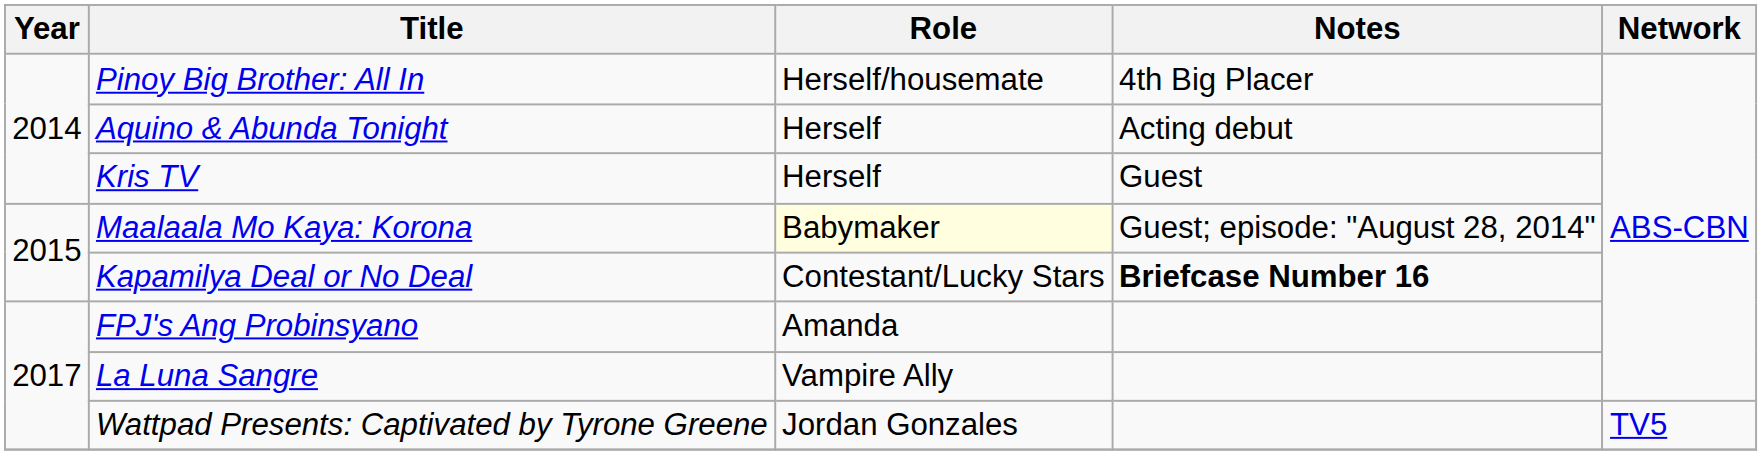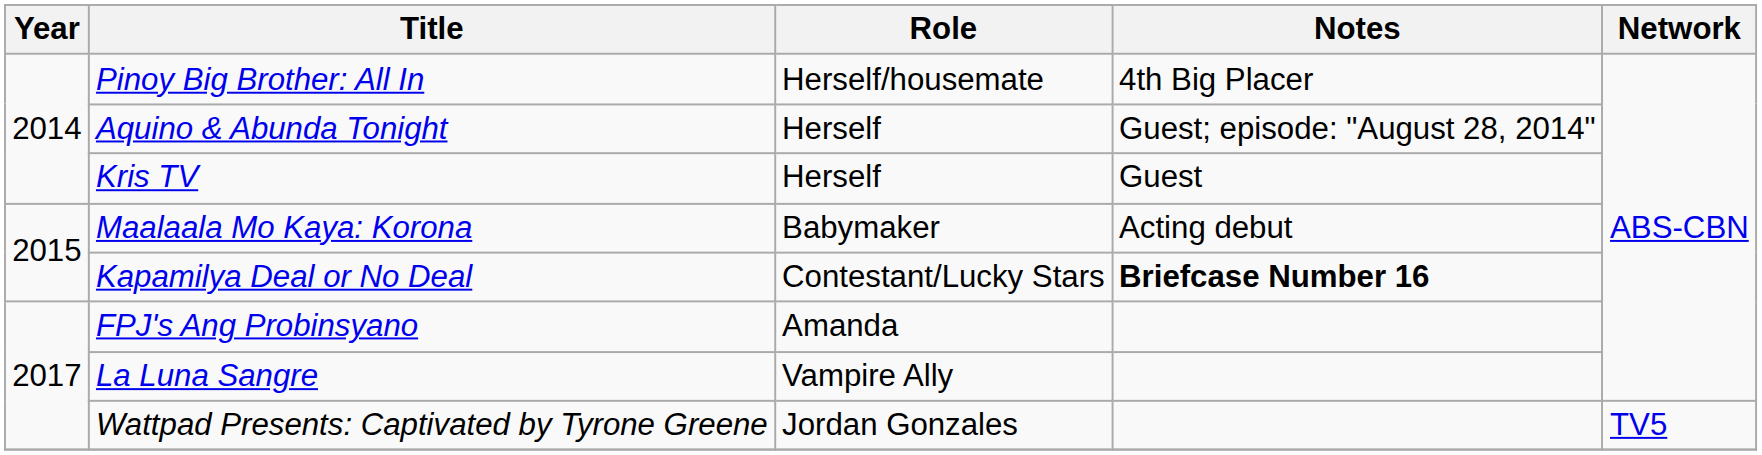(1206, 128) Acting debut -> (1357, 128) Guest; episode: "August 28, 2014"
(861, 227) lightyellow background -> (861, 227) no background
(1357, 227) Guest; episode: "August 28, 2014" -> (1206, 227) Acting debut
